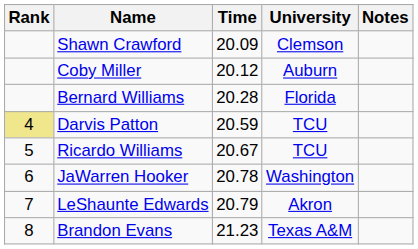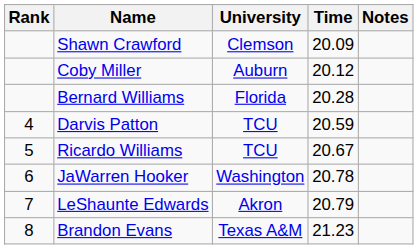columns swapped: (310, 17) <-> (237, 17)
(29, 124) khaki background -> (29, 124) no background
